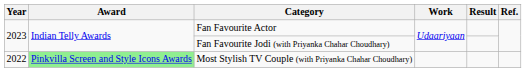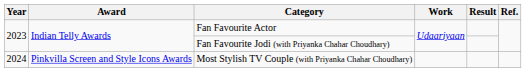(17, 59) 2022 -> (17, 59) 2024
(111, 59) lightgreen background -> (111, 59) no background
